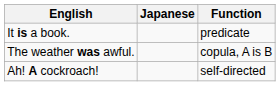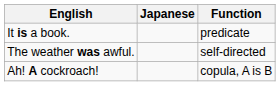(236, 52) copula, A is B -> (233, 52) self‑directed
(233, 71) self‑directed -> (236, 71) copula, A is B
